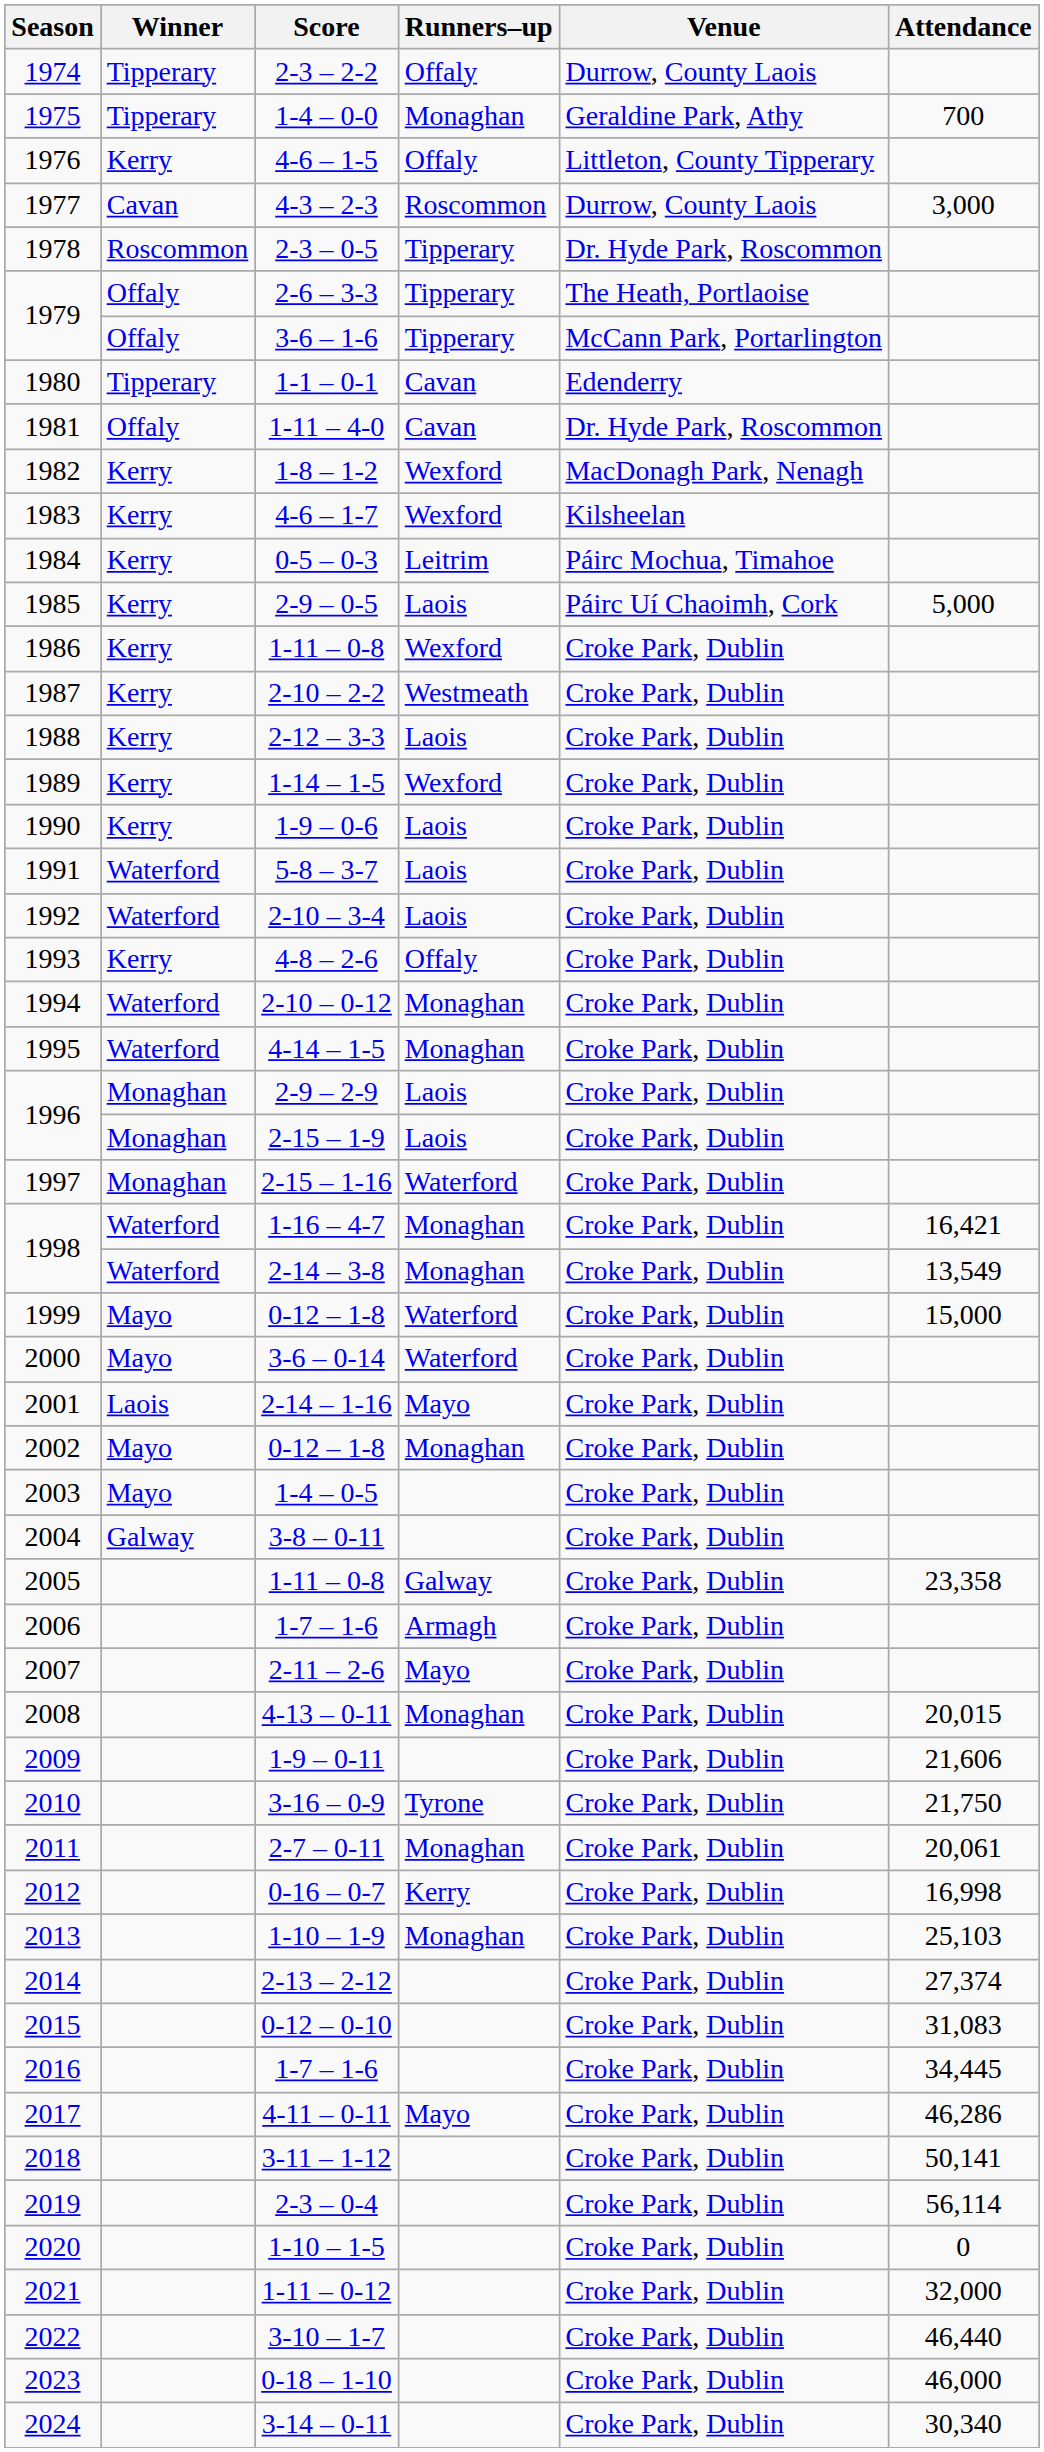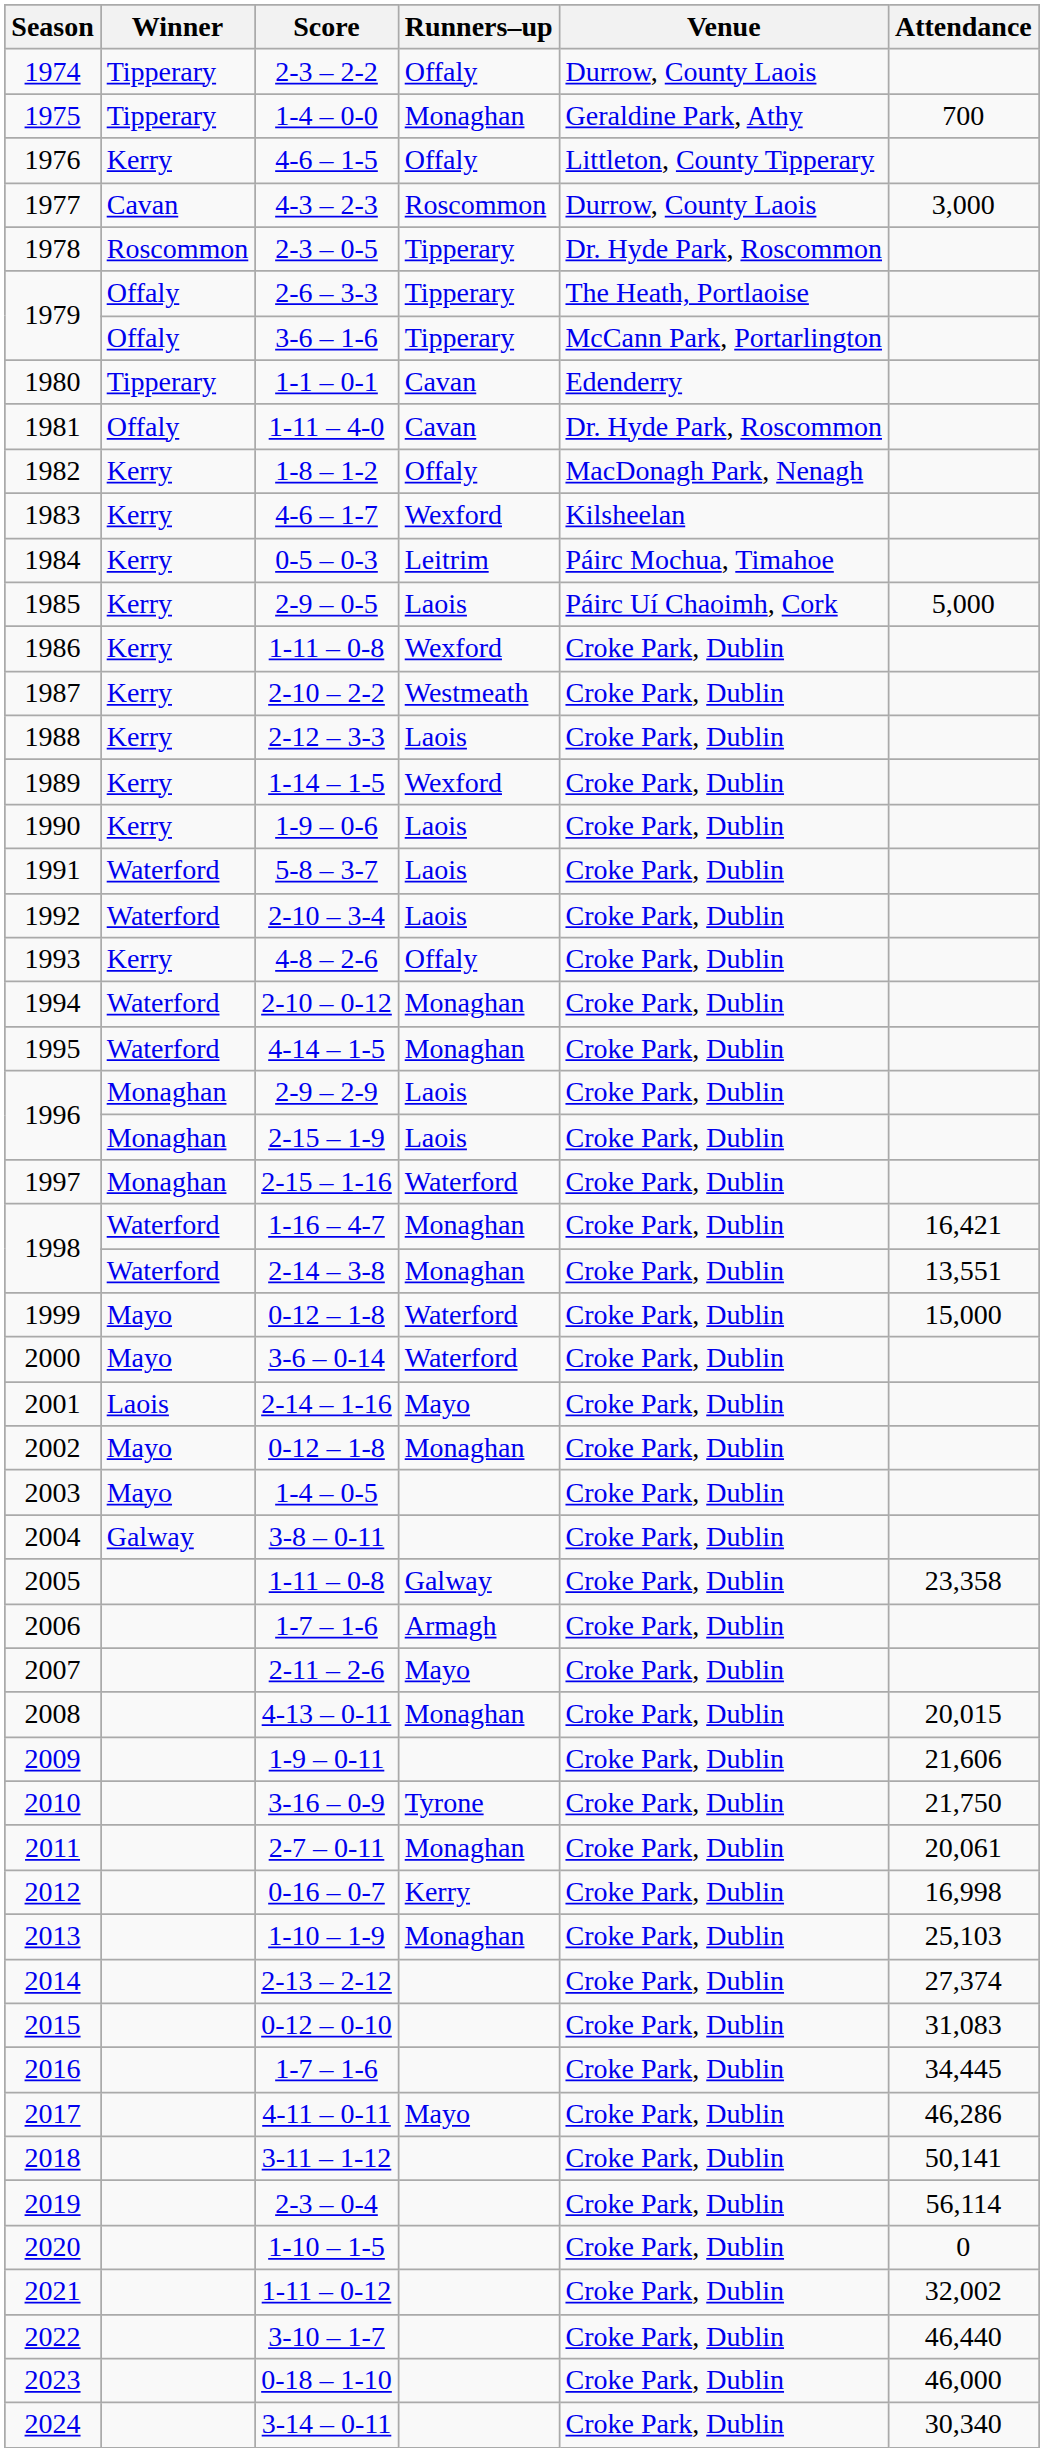(453, 470) Wexford -> (441, 470) Offaly
(963, 1270) 13,549 -> (963, 1270) 13,551
(963, 2291) 32,000 -> (963, 2291) 32,002
